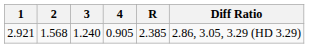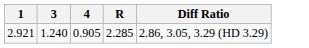- column: (54, 14)
(153, 33) 2.385 -> (120, 33) 2.285
